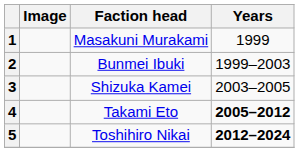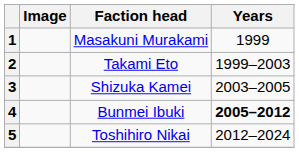(141, 64) Bunmei Ibuki -> (141, 64) Takami Eto
(141, 111) Takami Eto -> (141, 111) Bunmei Ibuki
(253, 135) bold -> (253, 135) normal
